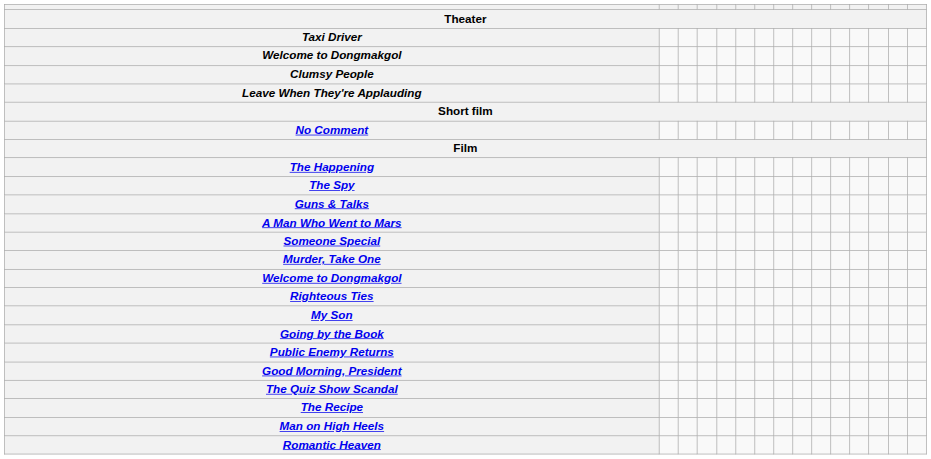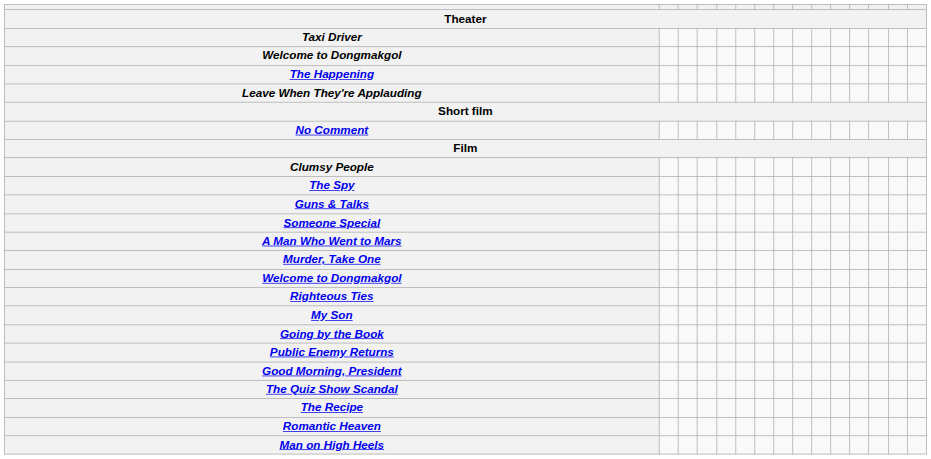rows swapped: (332, 74) <-> (332, 167)
rows swapped: (332, 222) <-> (332, 241)
rows swapped: (332, 445) <-> (332, 426)
